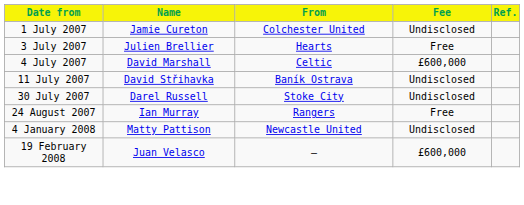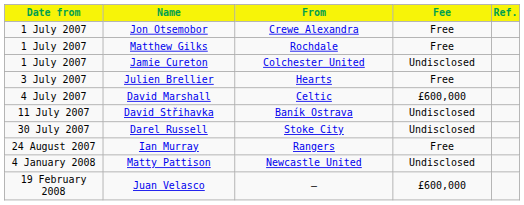+ row: (169, 29)
+ row: (169, 46)
